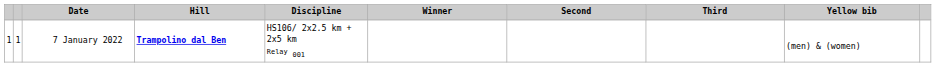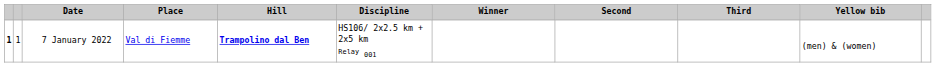+ column: (171, 12)
(9, 41) normal -> (9, 41) bold
